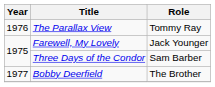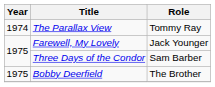(17, 27) 1976 -> (17, 27) 1974
(17, 74) 1977 -> (17, 74) 1975
